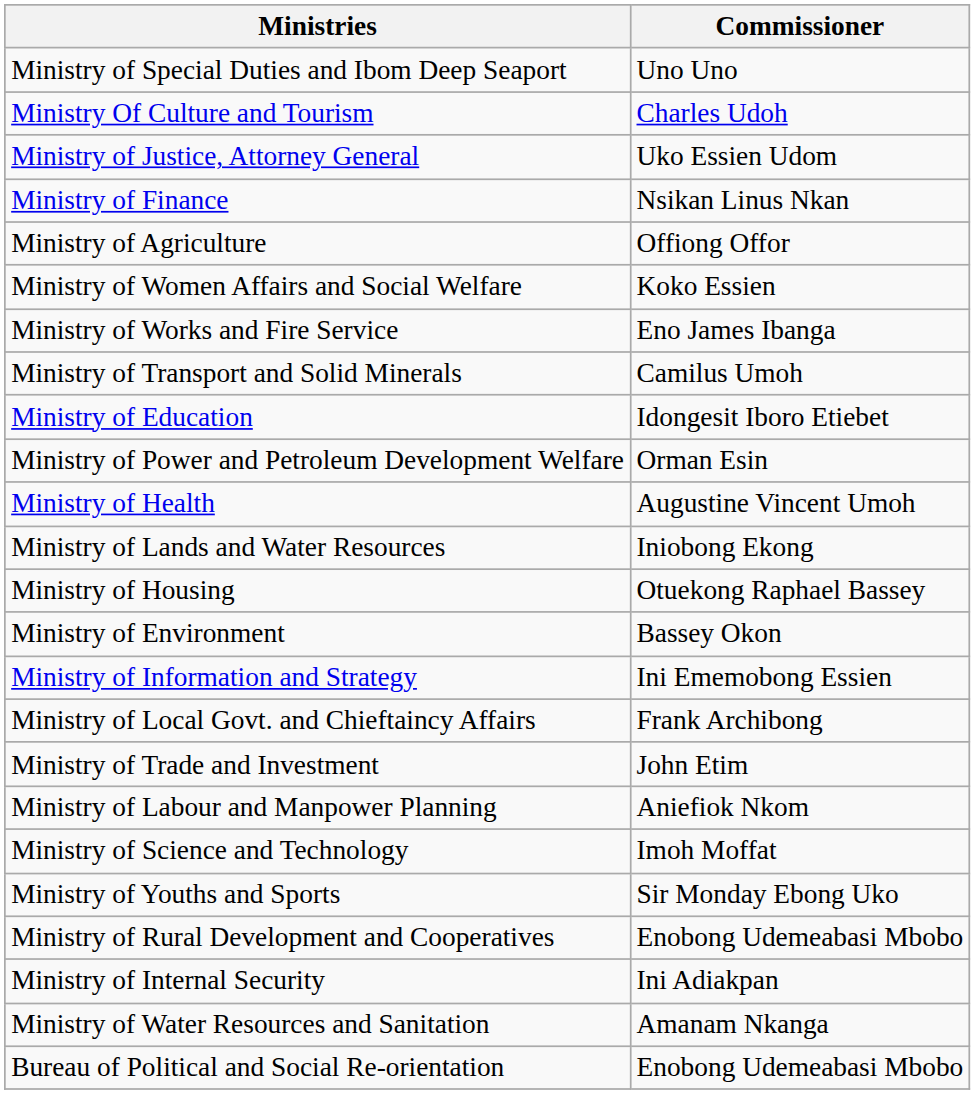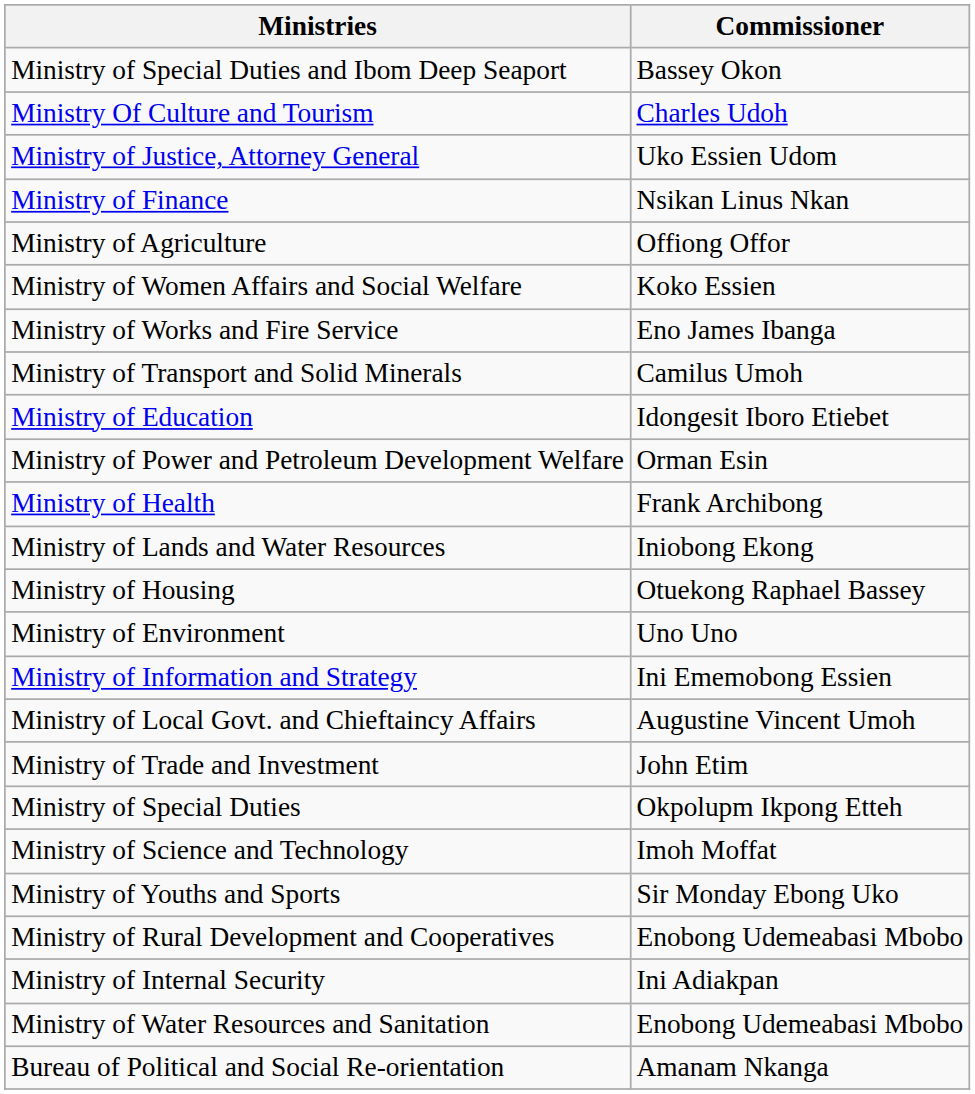(687, 69) Uno Uno -> (709, 69) Bassey Okon
(776, 503) Augustine Vincent Umoh -> (730, 503) Frank Archibong
(709, 633) Bassey Okon -> (687, 633) Uno Uno
(730, 720) Frank Archibong -> (776, 720) Augustine Vincent Umoh
+ row: (156, 807)
- row: (254, 807)
(733, 1024) Amanam Nkanga -> (800, 1024) Enobong Udemeabasi Mbobo
(800, 1067) Enobong Udemeabasi Mbobo -> (733, 1067) Amanam Nkanga
